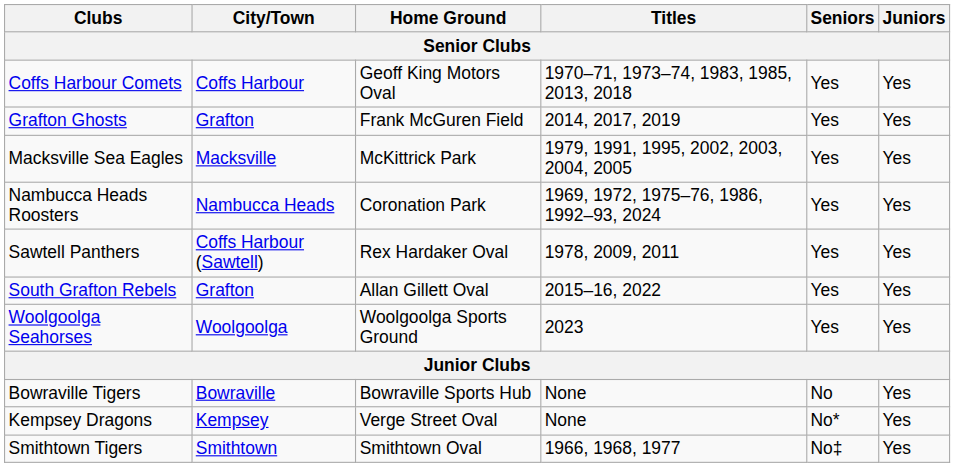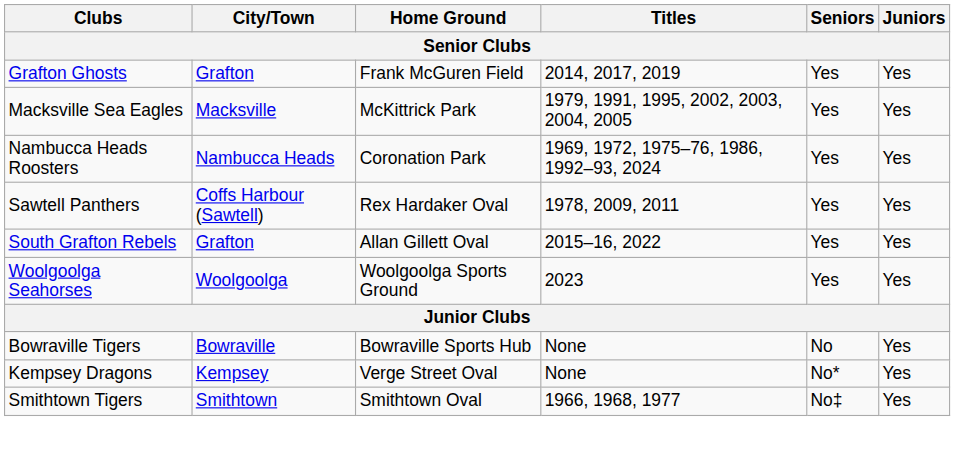- row: (95, 83)
